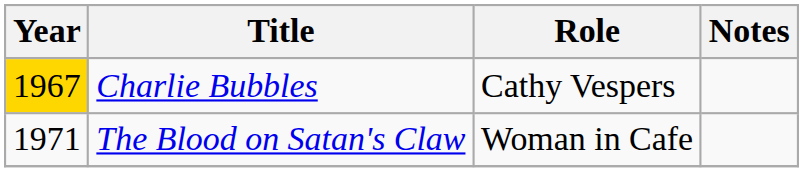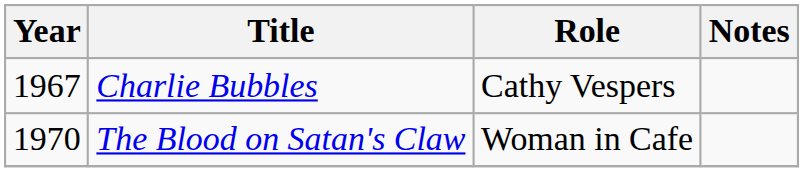(47, 85) gold background -> (47, 85) no background
(47, 138) 1971 -> (47, 138) 1970
